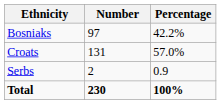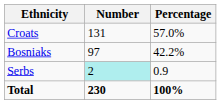rows swapped: (23, 52) <-> (29, 33)
(91, 71) no background -> (91, 71) paleturquoise background
